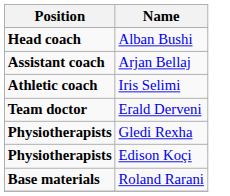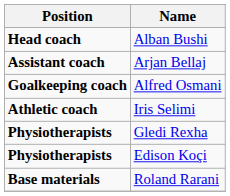+ row: (178, 86)
- row: (160, 109)
